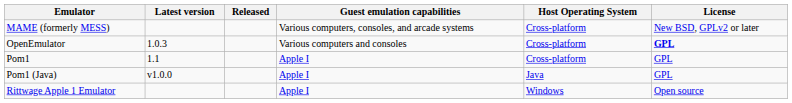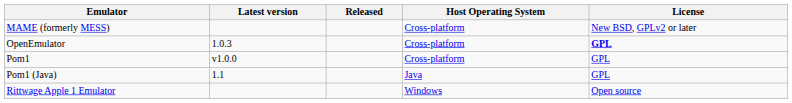- column: (400, 12)
(153, 59) 1.1 -> (224, 59) v1.0.0
(160, 75) v1.0.0 -> (218, 75) 1.1
